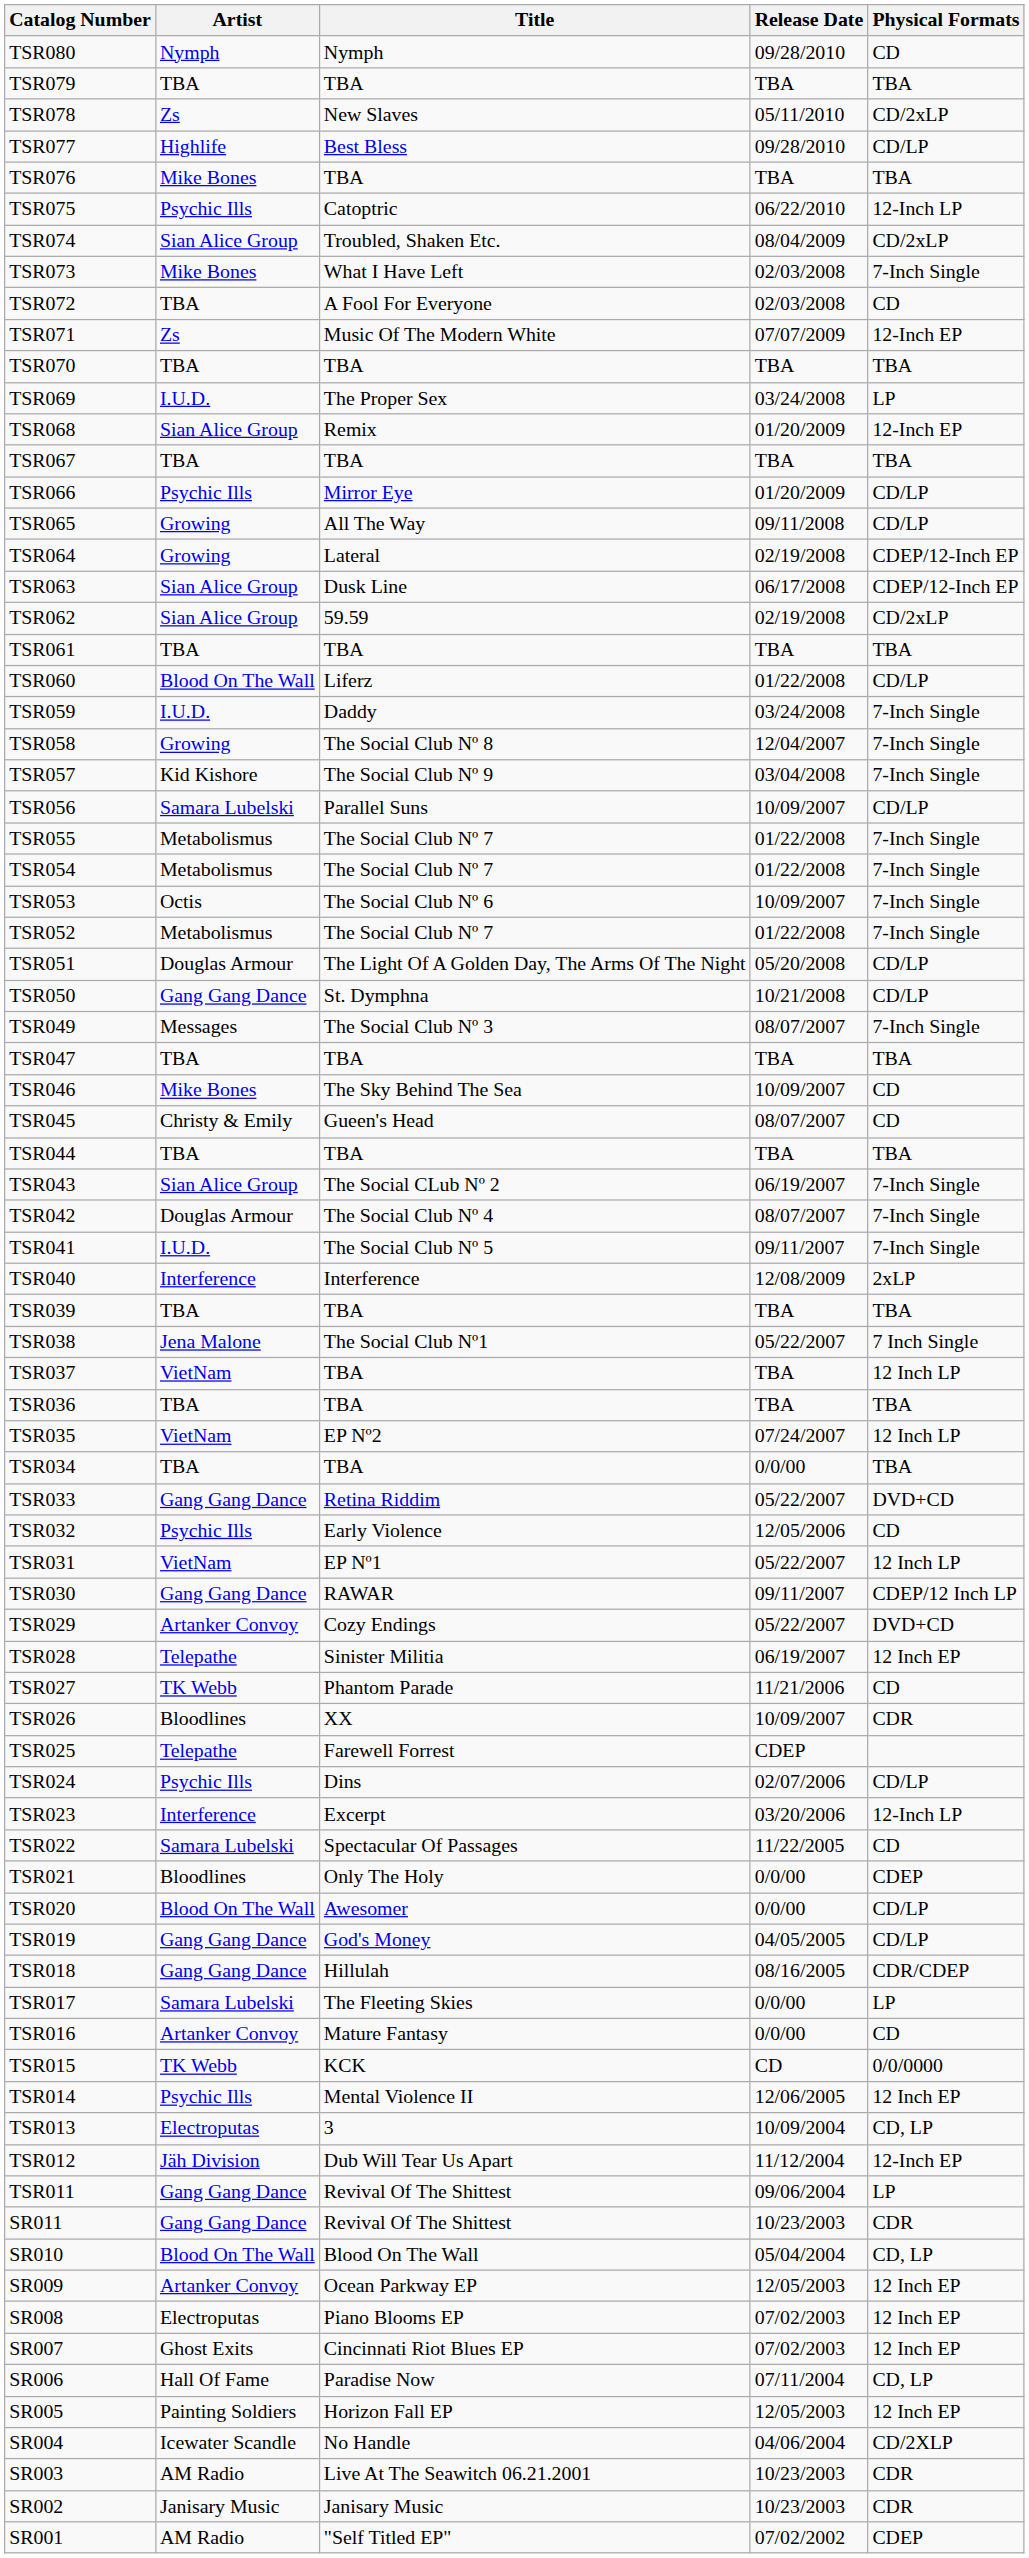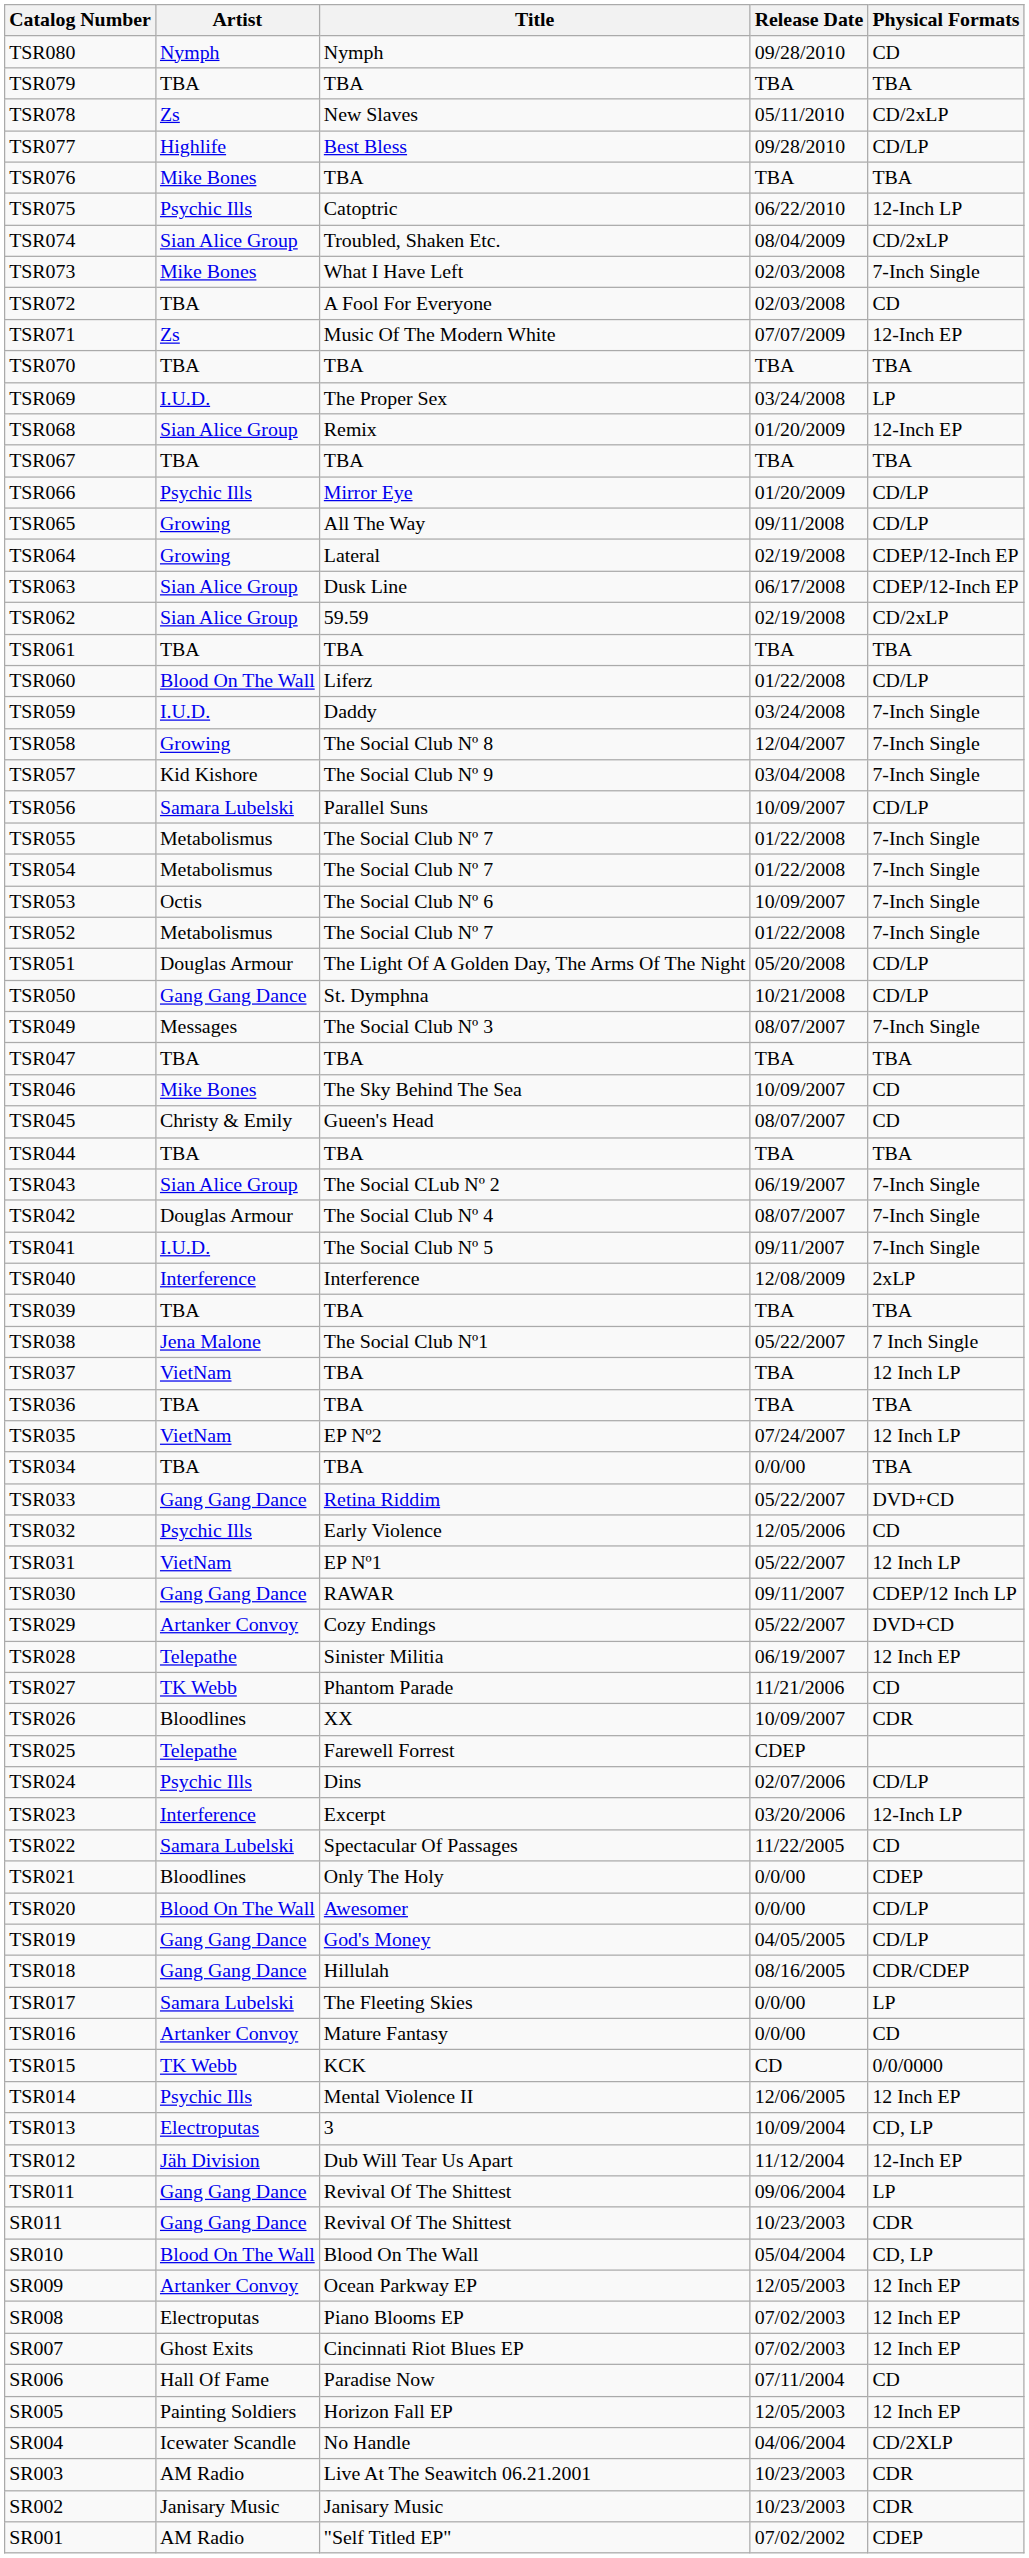(903, 2380) CD, LP -> (886, 2380) CD
